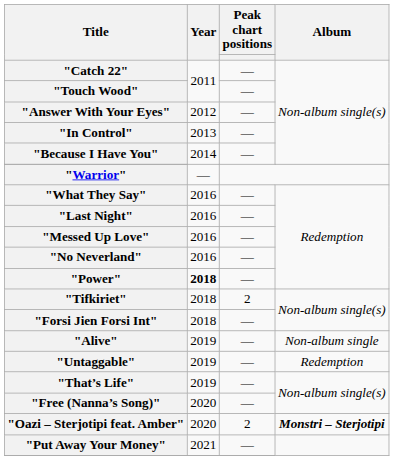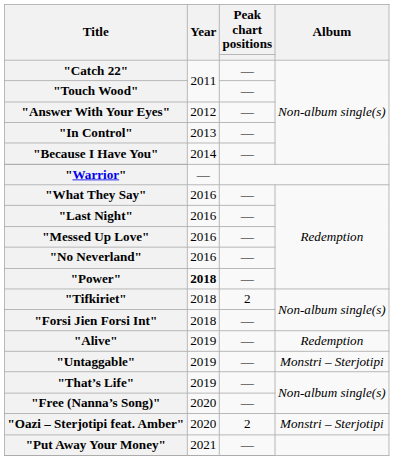(332, 341) Non-album single -> (332, 341) Redemption
(332, 361) Redemption -> (332, 361) Monstri – Sterjotipi
(332, 424) bold -> (332, 424) normal
